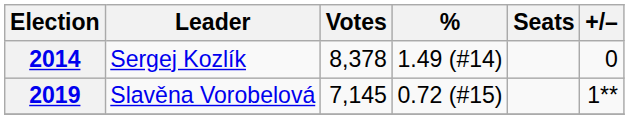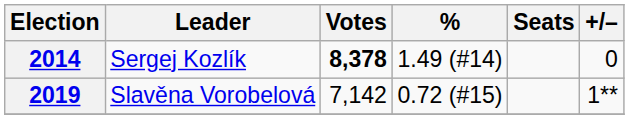(358, 59) normal -> (358, 59) bold
(358, 95) 7,145 -> (358, 95) 7,142
